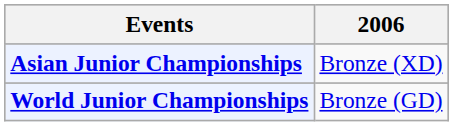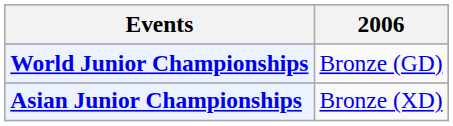rows swapped: (156, 62) <-> (159, 101)
